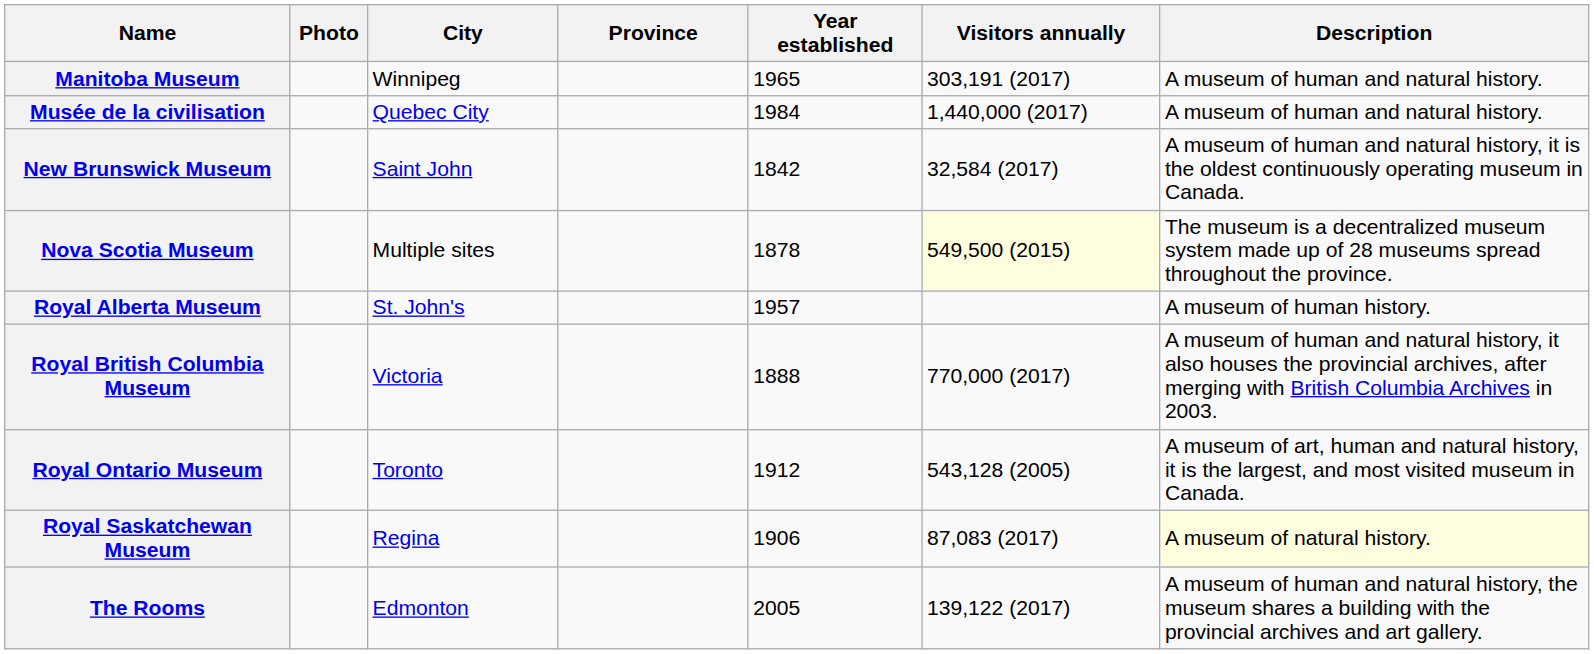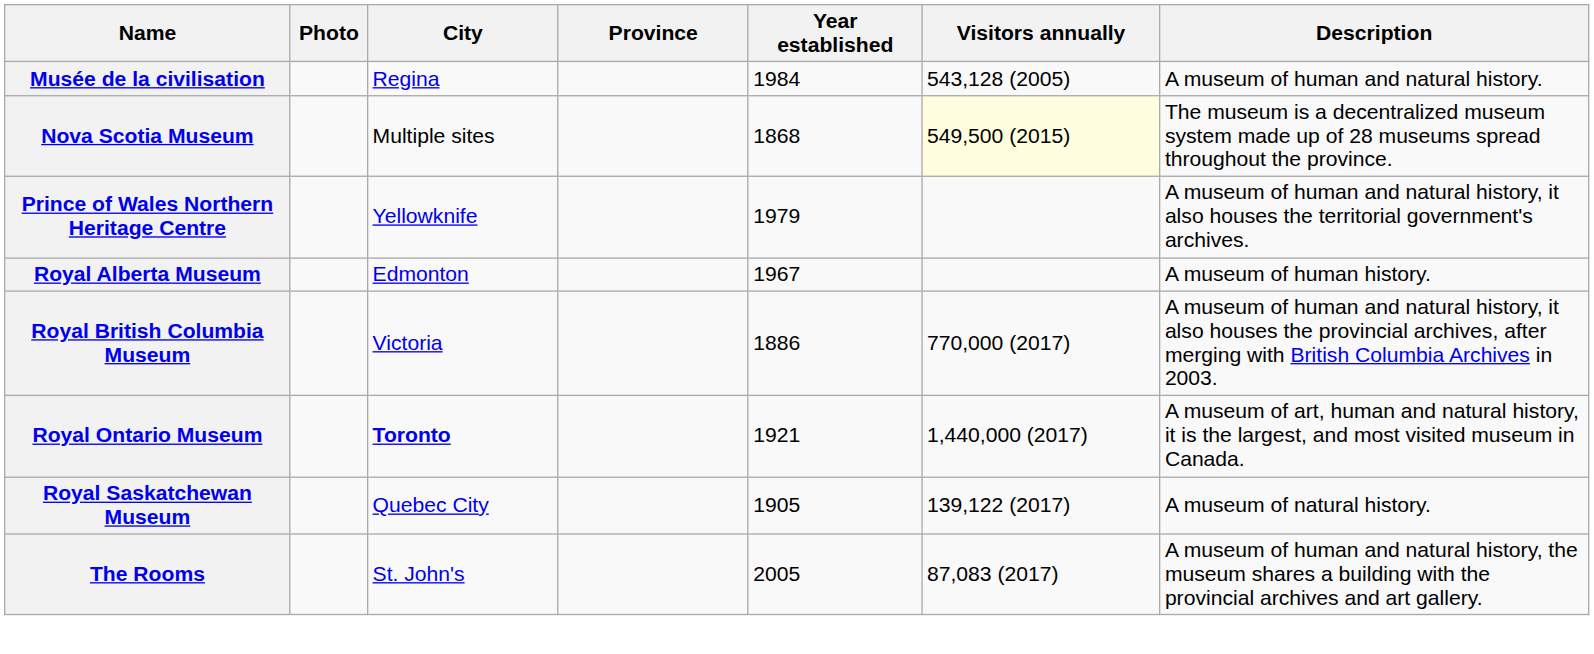- row: (147, 78)
(431, 111) Quebec City -> (406, 78) Regina
(1007, 111) 1,440,000 (2017) -> (999, 78) 543,128 (2005)
- row: (147, 169)
(777, 250) 1878 -> (777, 135) 1868
+ row: (147, 216)
(419, 307) St. John's -> (421, 274) Edmonton
(777, 307) 1957 -> (777, 274) 1967
(777, 376) 1888 -> (777, 343) 1886
(408, 469) normal -> (412, 436) bold
(777, 469) 1912 -> (777, 436) 1921
(999, 469) 543,128 (2005) -> (1007, 436) 1,440,000 (2017)
(406, 538) Regina -> (431, 505) Quebec City
(777, 538) 1906 -> (777, 505) 1905
(993, 538) 87,083 (2017) -> (999, 505) 139,122 (2017)
(1298, 538) lightyellow background -> (1298, 505) no background
(421, 607) Edmonton -> (419, 574) St. John's
(999, 607) 139,122 (2017) -> (993, 574) 87,083 (2017)
